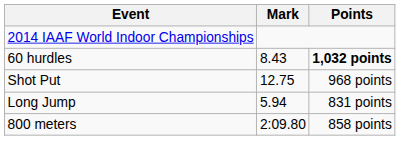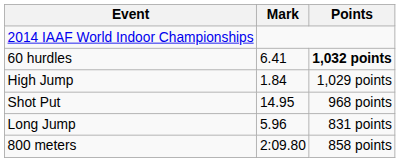(273, 59) 8.43 -> (273, 59) 6.41
+ row: (40, 80)
(277, 80) 12.75 -> (277, 102) 14.95
(273, 102) 5.94 -> (273, 124) 5.96
